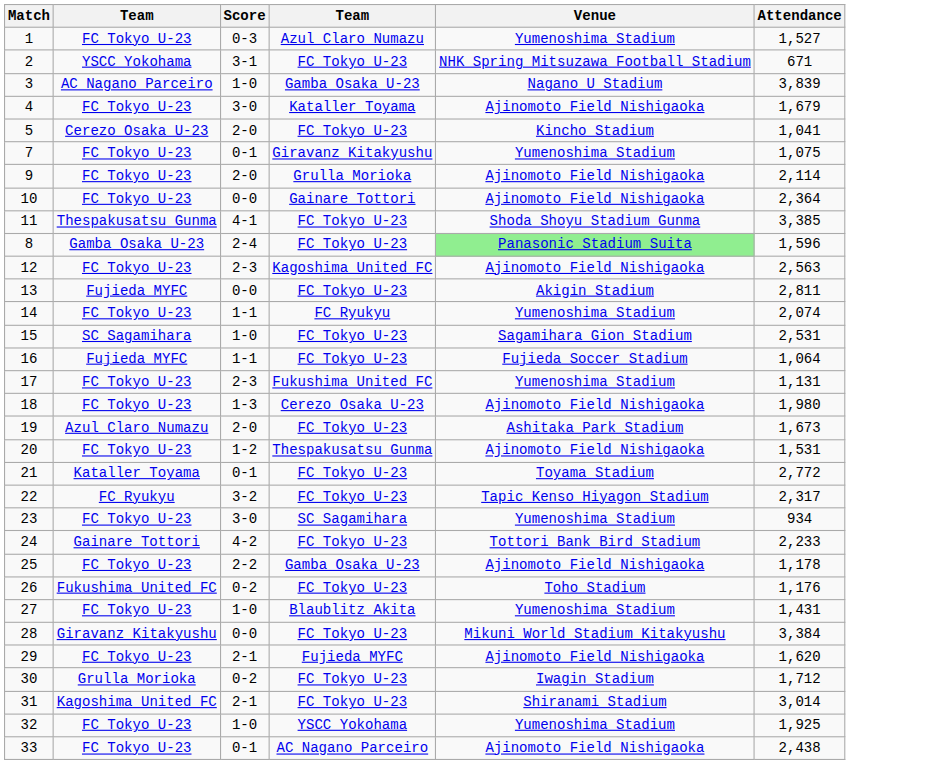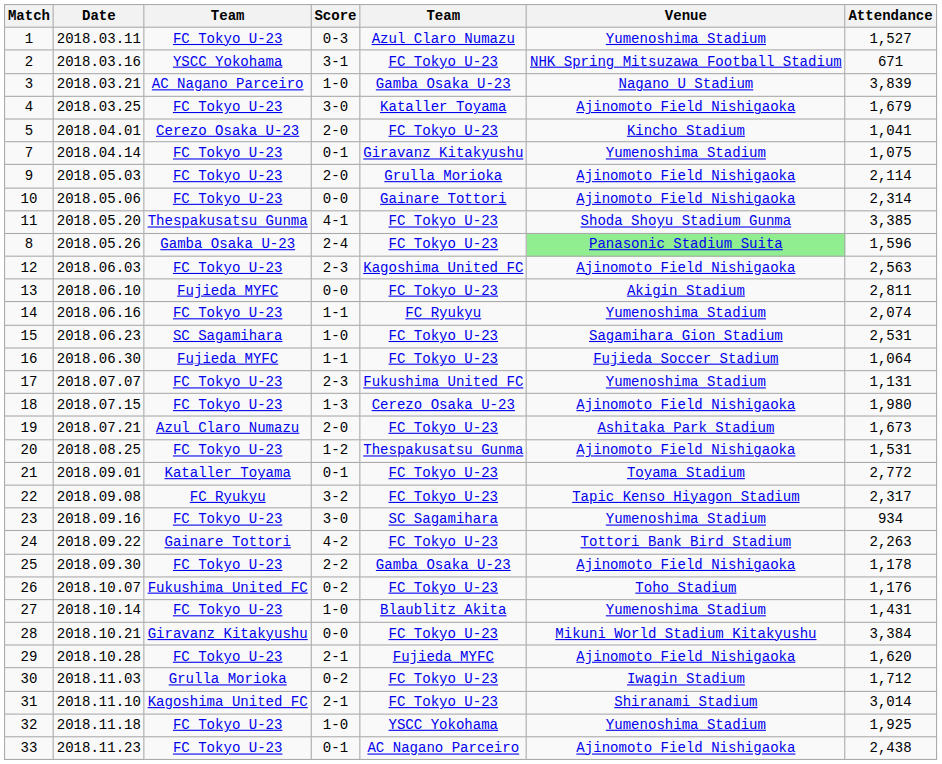+ column: (99, 16)
(800, 199) 2,364 -> (891, 199) 2,314
(800, 542) 2,233 -> (891, 542) 2,263
